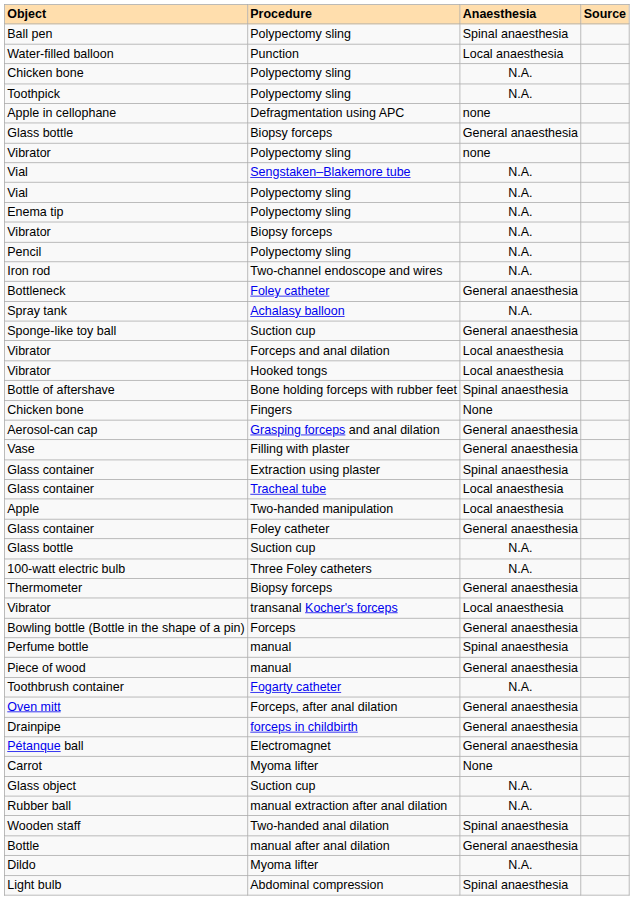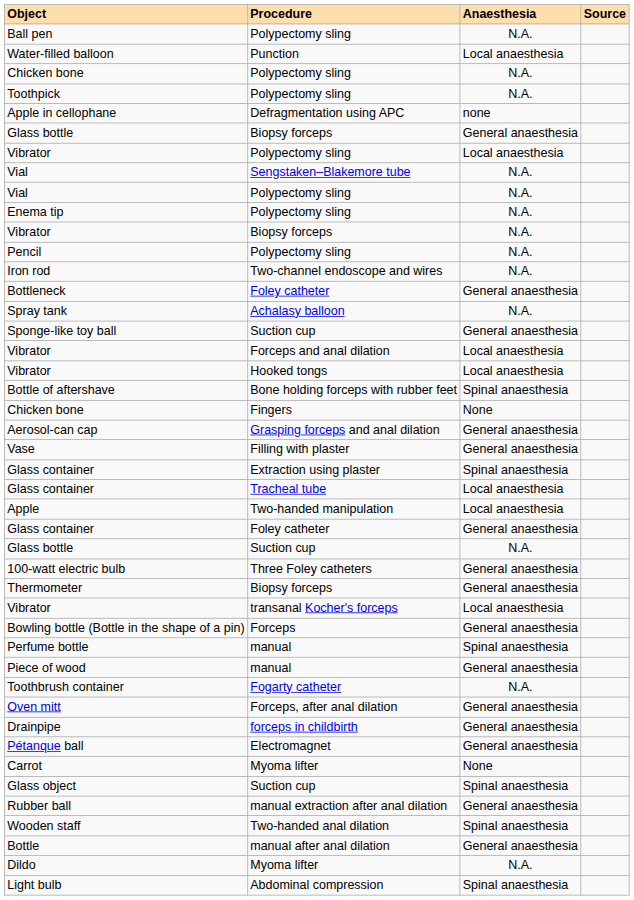(516, 34) Spinal anaesthesia -> (520, 34) N.A.
(477, 152) none -> (513, 152) Local anaesthesia
(520, 568) N.A. -> (520, 568) General anaesthesia
(520, 786) N.A. -> (516, 786) Spinal anaesthesia
(520, 806) N.A. -> (520, 806) General anaesthesia
